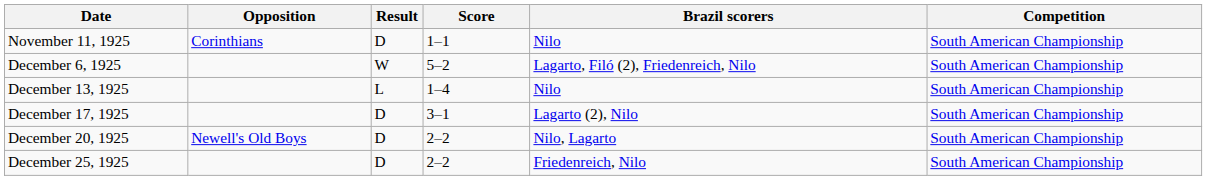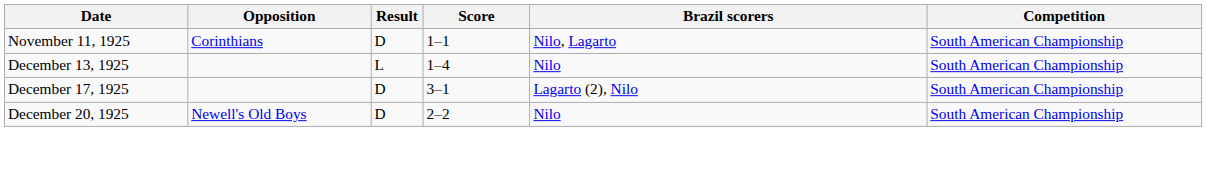(547, 41) Nilo -> (575, 41) Nilo, Lagarto
- row: (65, 65)
(575, 138) Nilo, Lagarto -> (547, 114) Nilo
- row: (68, 162)
